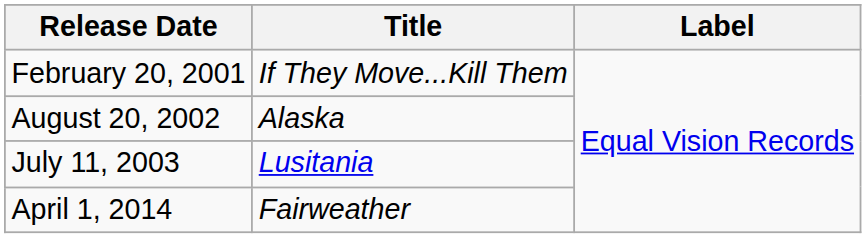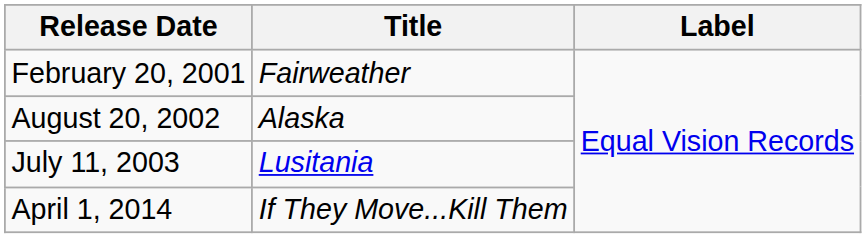(413, 72) If They Move...Kill Them -> (334, 72) Fairweather
(334, 208) Fairweather -> (413, 208) If They Move...Kill Them
